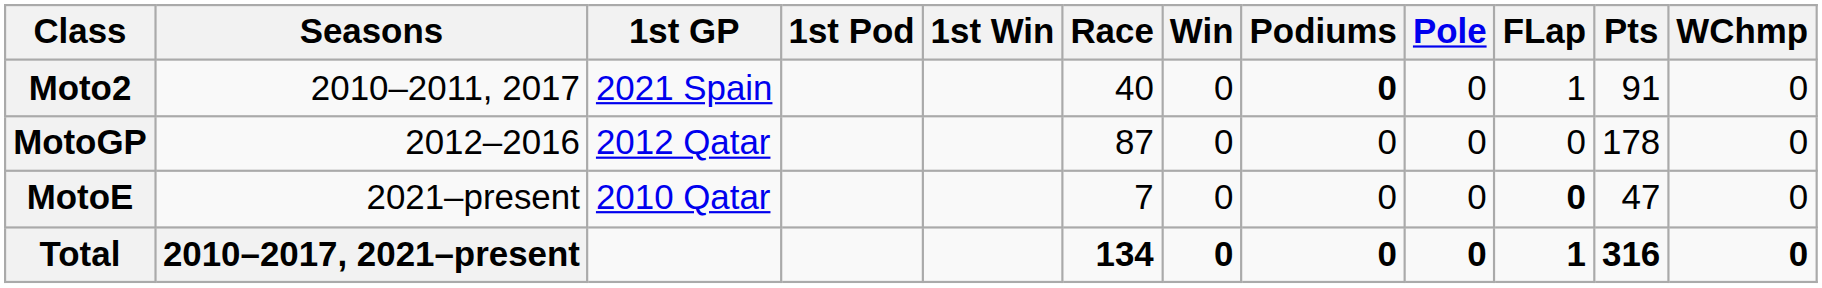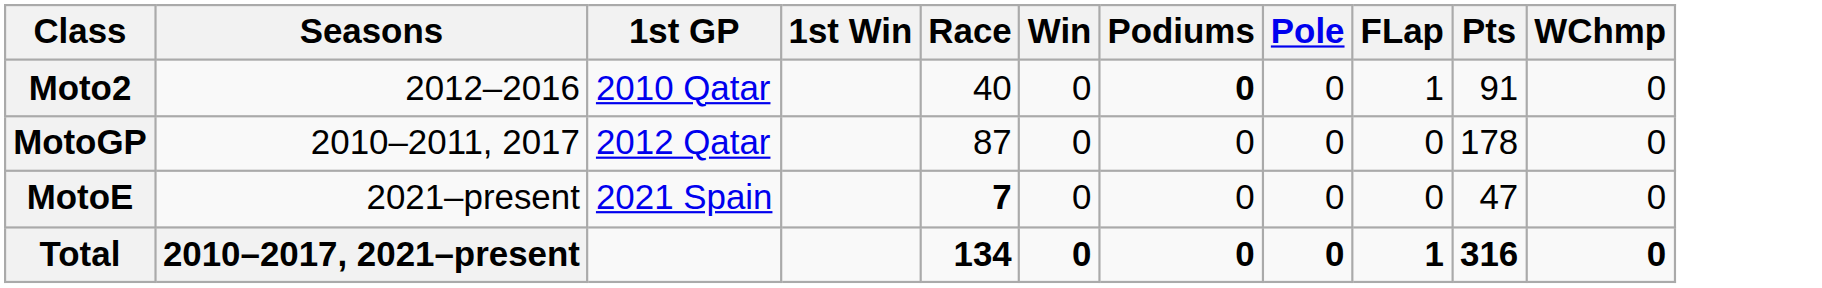- column: (852, 32)
(445, 87) 2010–2011, 2017 -> (493, 87) 2012–2016
(684, 87) 2021 Spain -> (683, 87) 2010 Qatar
(493, 142) 2012–2016 -> (445, 142) 2010–2011, 2017
(683, 198) 2010 Qatar -> (684, 198) 2021 Spain
(1144, 198) normal -> (1002, 198) bold
(1576, 198) bold -> (1434, 198) normal
